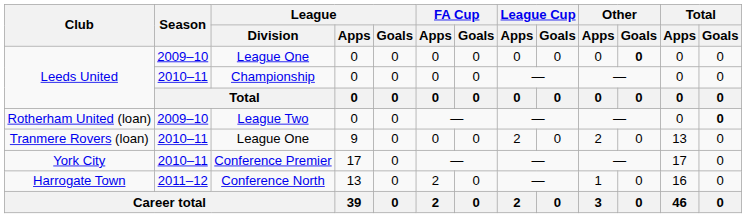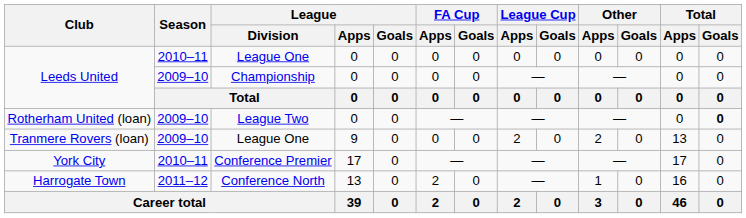(183, 56) 2009–10 -> (183, 56) 2010–11
(639, 56) bold -> (639, 56) normal
(183, 77) 2010–11 -> (183, 77) 2009–10
(183, 139) 2010–11 -> (183, 139) 2009–10
